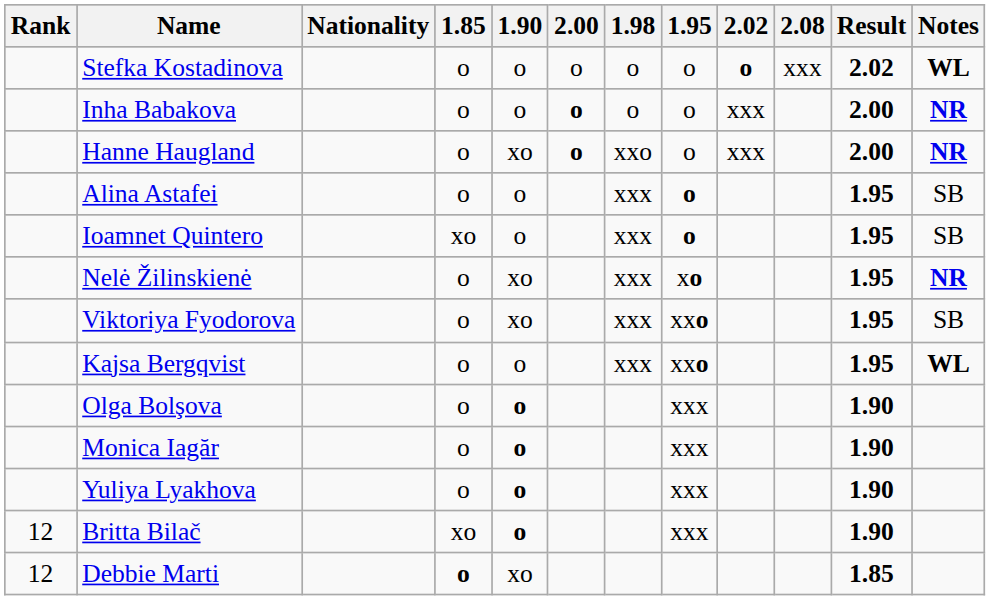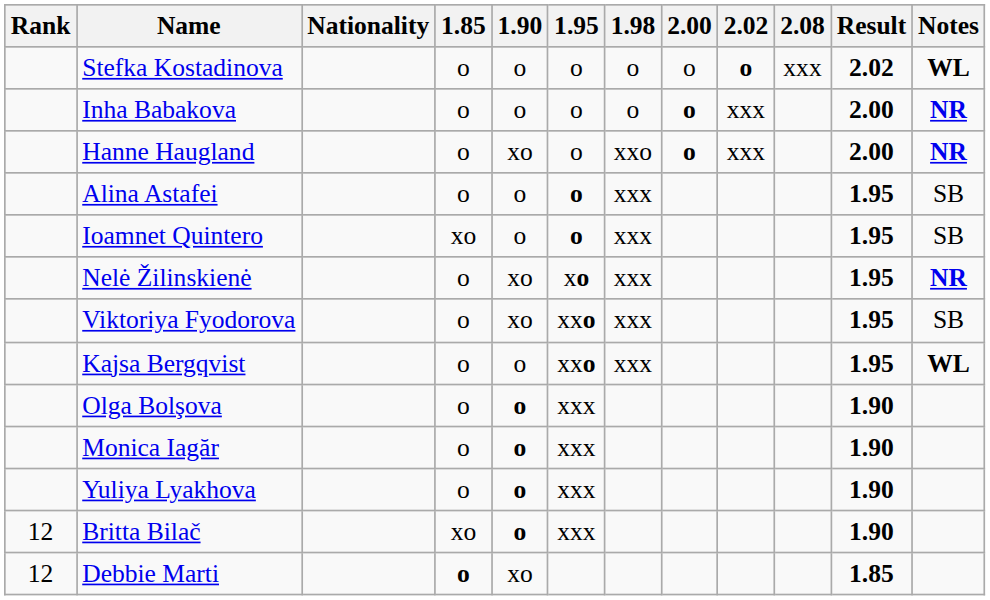columns swapped: (689, 25) <-> (576, 25)
